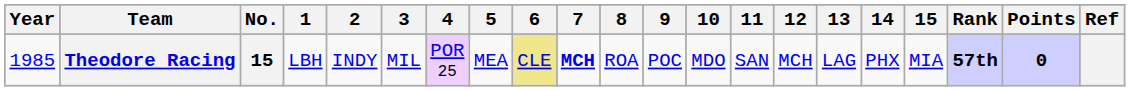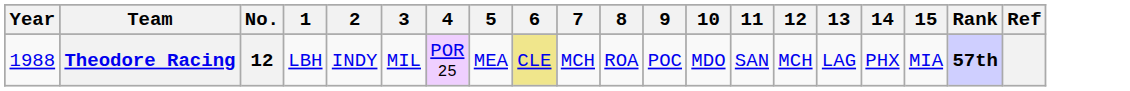- column: (1042, 20)
(32, 60) 1985 -> (32, 60) 1988
(262, 60) 15 -> (262, 60) 12
(578, 60) bold -> (578, 60) normal
